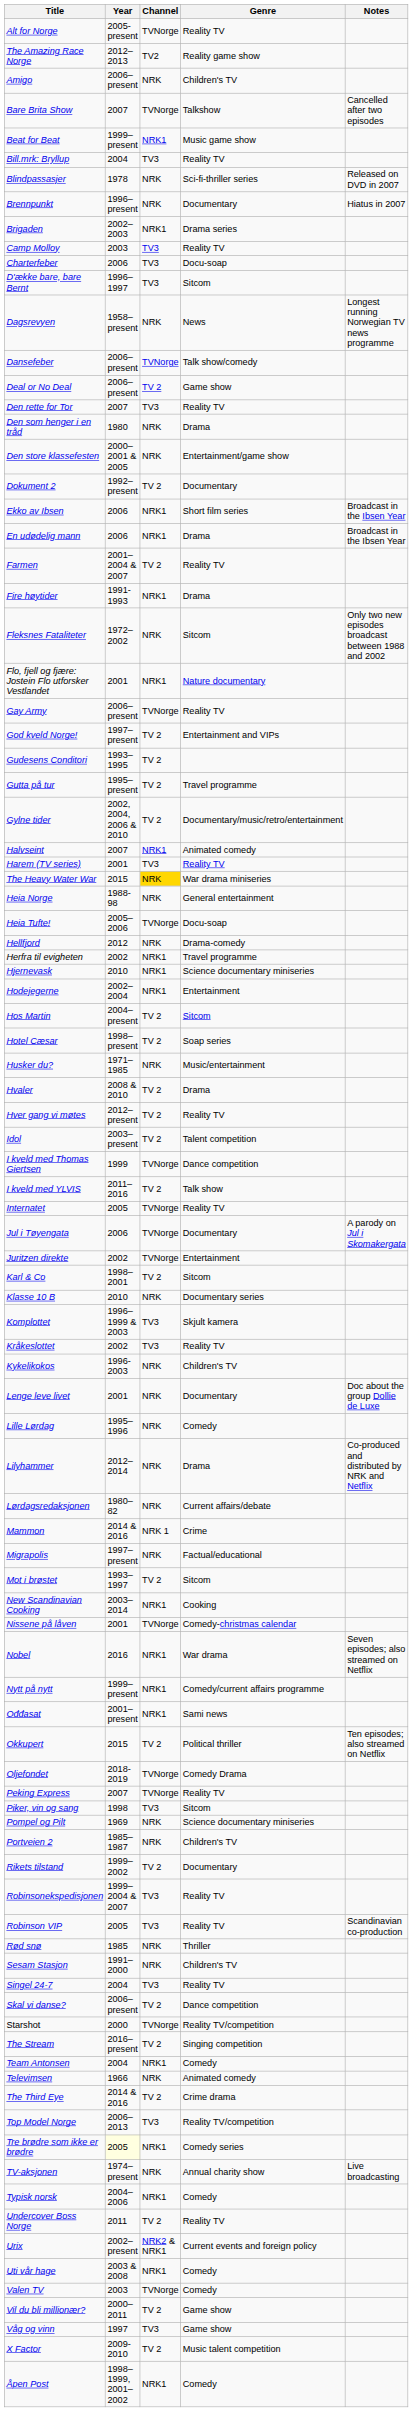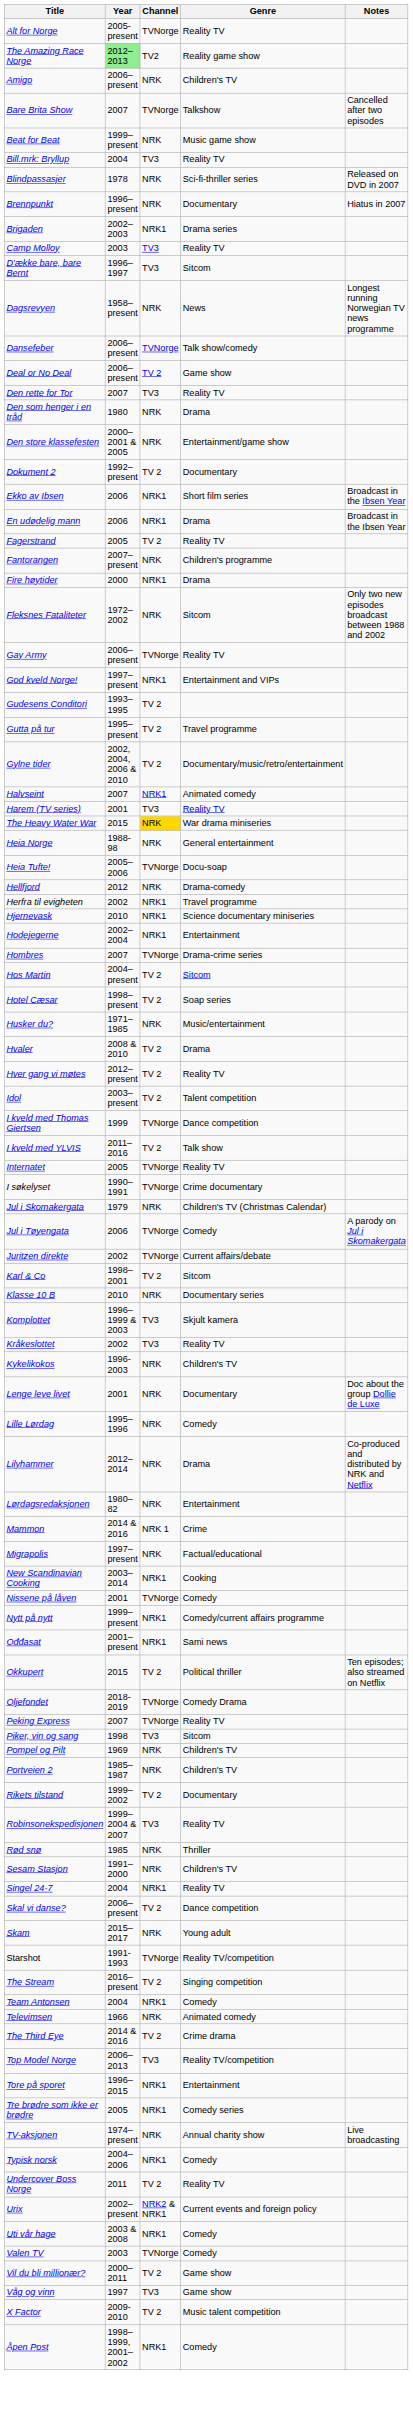(120, 56) no background -> (120, 56) lightgreen background
(154, 140) NRK1 -> (152, 140) NRK
- row: (32, 263)
+ row: (31, 541)
+ row: (32, 560)
- row: (22, 565)
(119, 595) 1991-1993 -> (118, 580) 2000
- row: (47, 681)
(152, 735) TV 2 -> (154, 680) NRK1
+ row: (25, 955)
+ row: (28, 1187)
+ row: (45, 1206)
(210, 1233) Documentary -> (200, 1231) Comedy
(211, 1258) Entertainment -> (227, 1256) Current affairs/debate
(227, 1506) Current affairs/debate -> (211, 1504) Entertainment
- row: (32, 1580)
(240, 1624) Comedy-christmas calendar -> (200, 1598) Comedy
- row: (18, 1654)
(248, 1822) Science documentary miniseries -> (210, 1750) Children's TV
- row: (34, 1926)
(150, 1985) TV3 -> (154, 1888) NRK1
+ row: (18, 1933)
(118, 2024) 2000 -> (119, 1957) 1991-1993
+ row: (36, 2085)
(118, 2147) lightyellow background -> (118, 2110) no background
